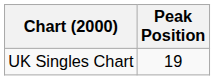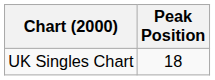(173, 61) 19 -> (173, 61) 18
